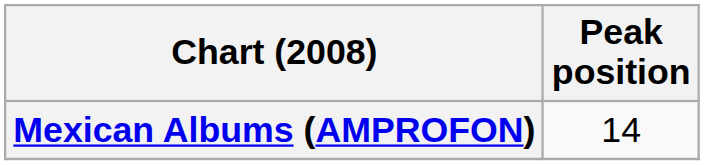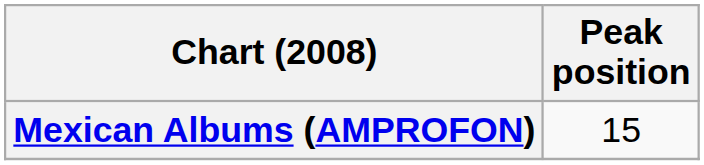(621, 129) 14 -> (621, 129) 15
